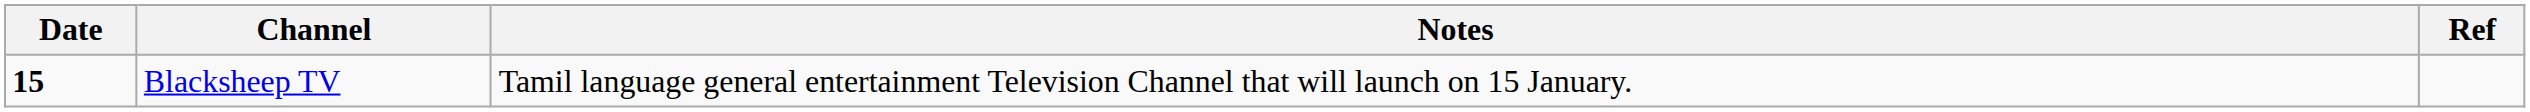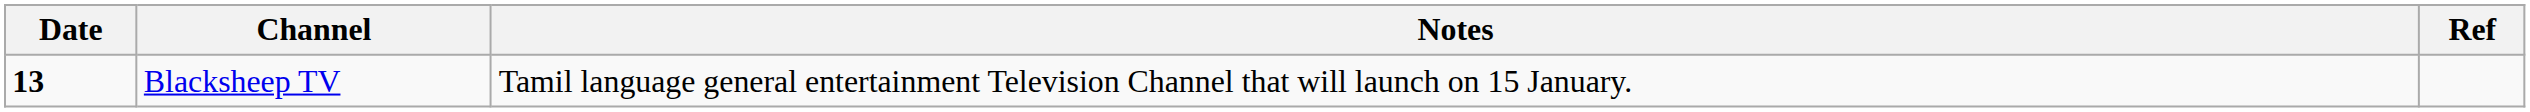(28, 80) 15 -> (28, 80) 13
